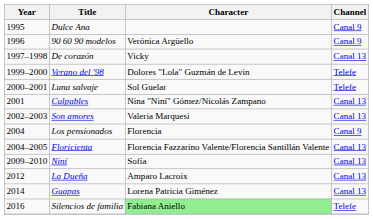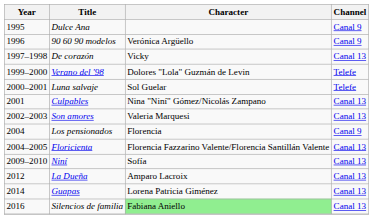(345, 206) Telefe -> (350, 206) Canal 13
